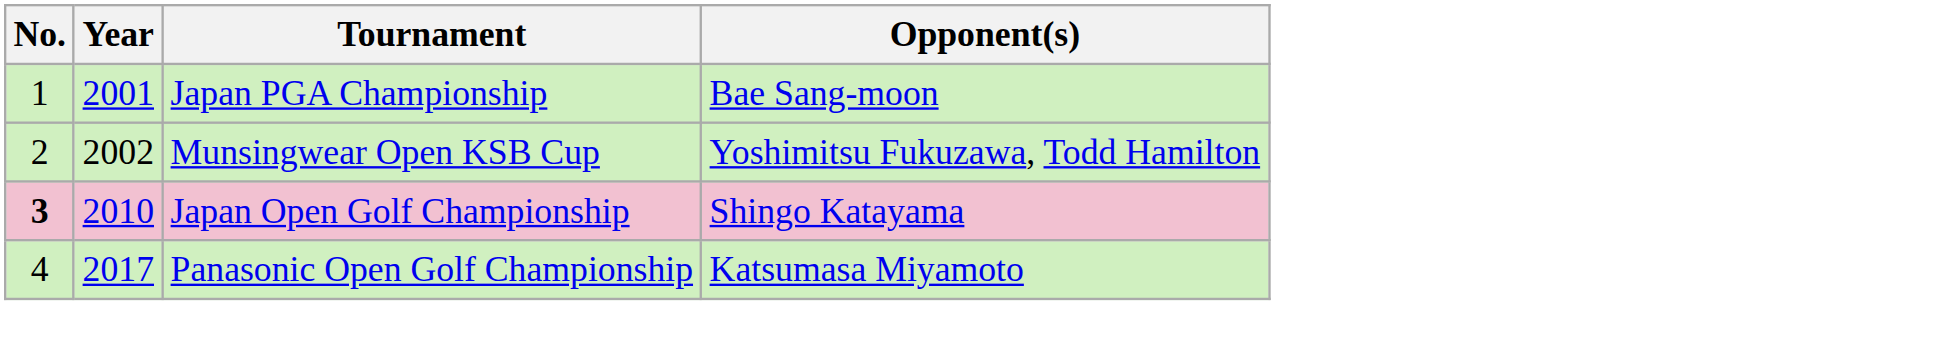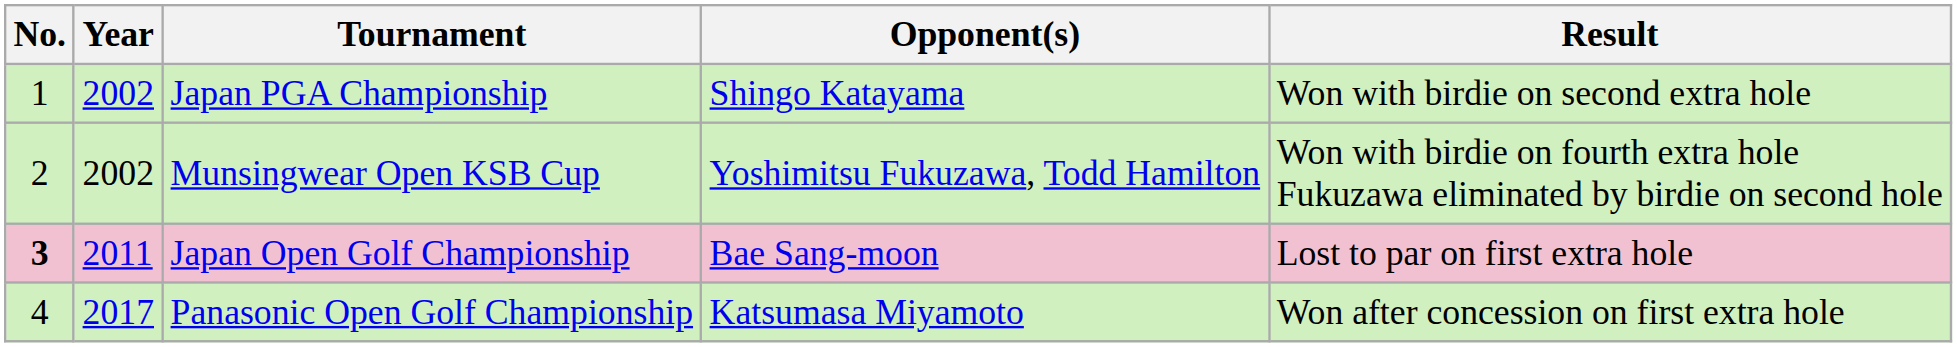+ column: (1610, 34)
(118, 93) 2001 -> (118, 93) 2002
(824, 93) Bae Sang-moon -> (837, 93) Shingo Katayama
(118, 210) 2010 -> (118, 253) 2011
(837, 210) Shingo Katayama -> (824, 253) Bae Sang-moon
